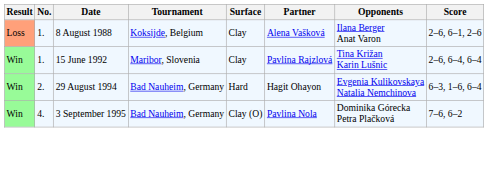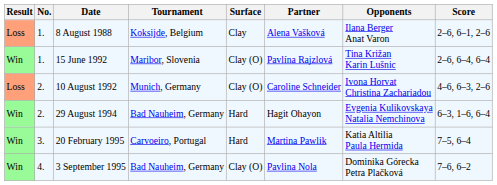(238, 59) Clay -> (245, 59) Clay (O)
+ row: (86, 86)
+ row: (90, 140)
